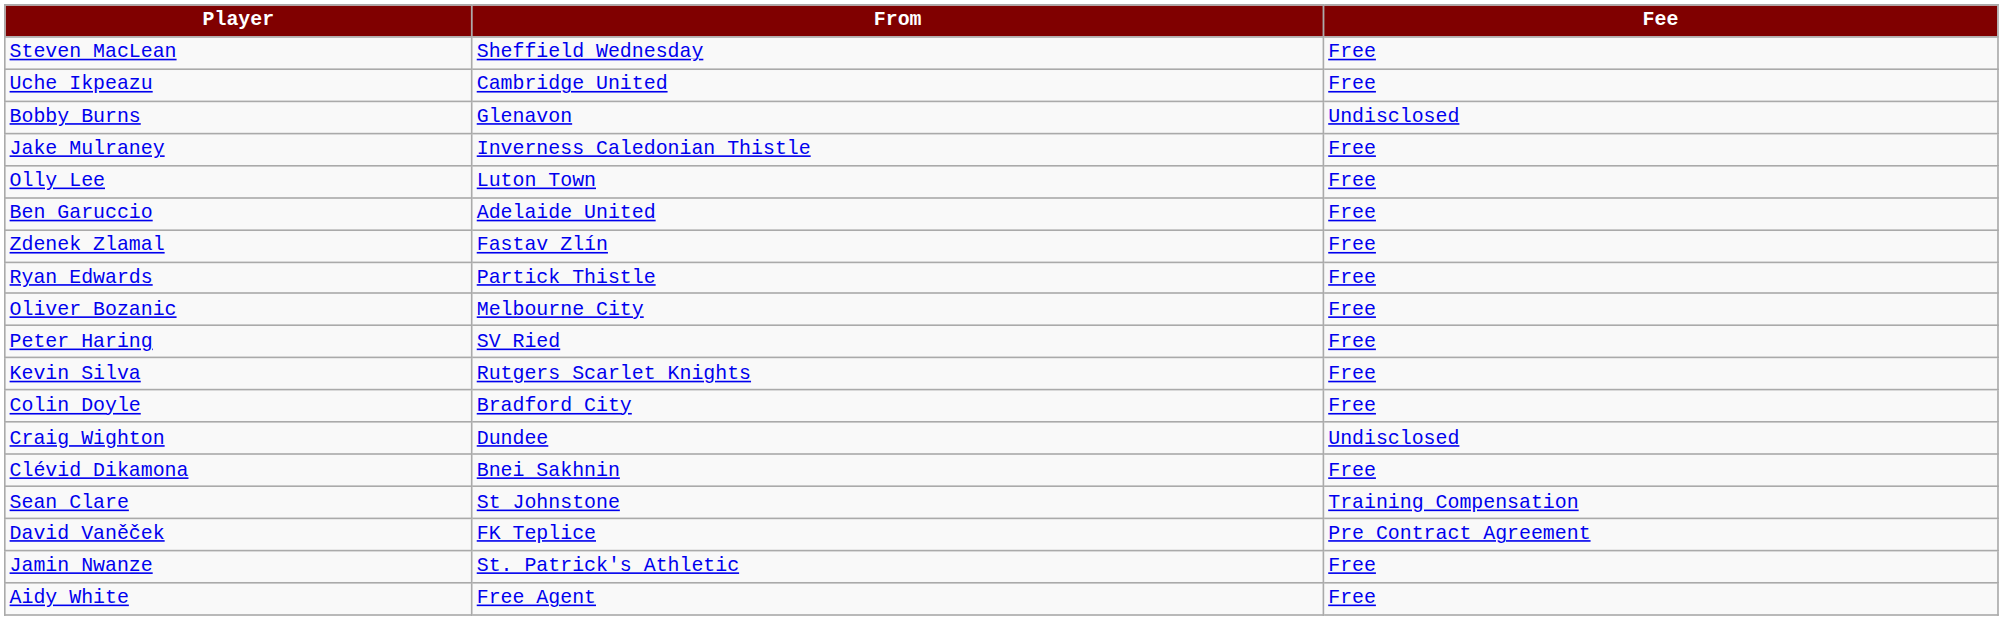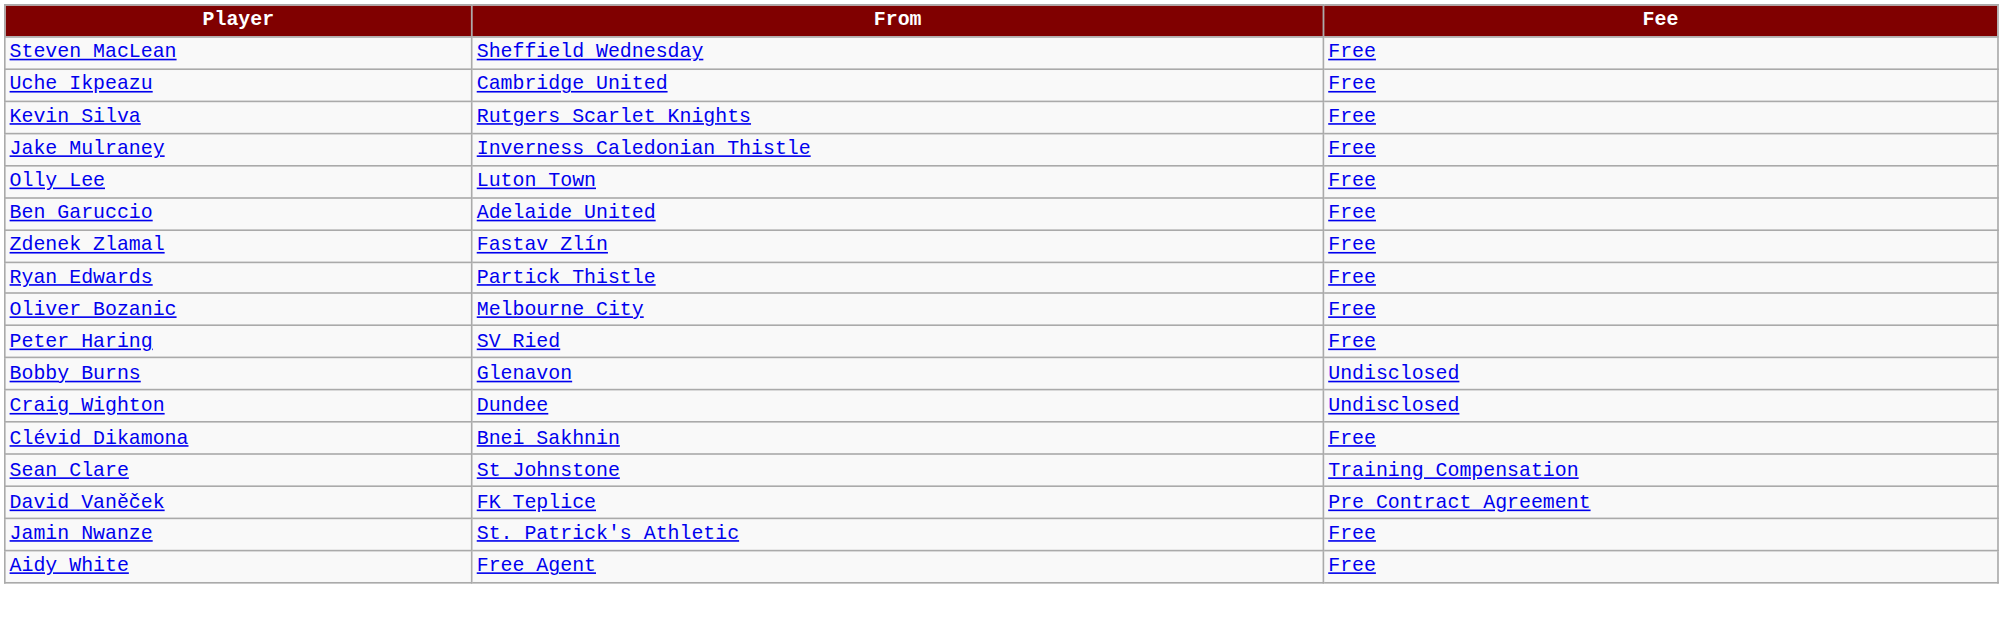rows swapped: (75, 117) <-> (75, 374)
- row: (75, 406)
